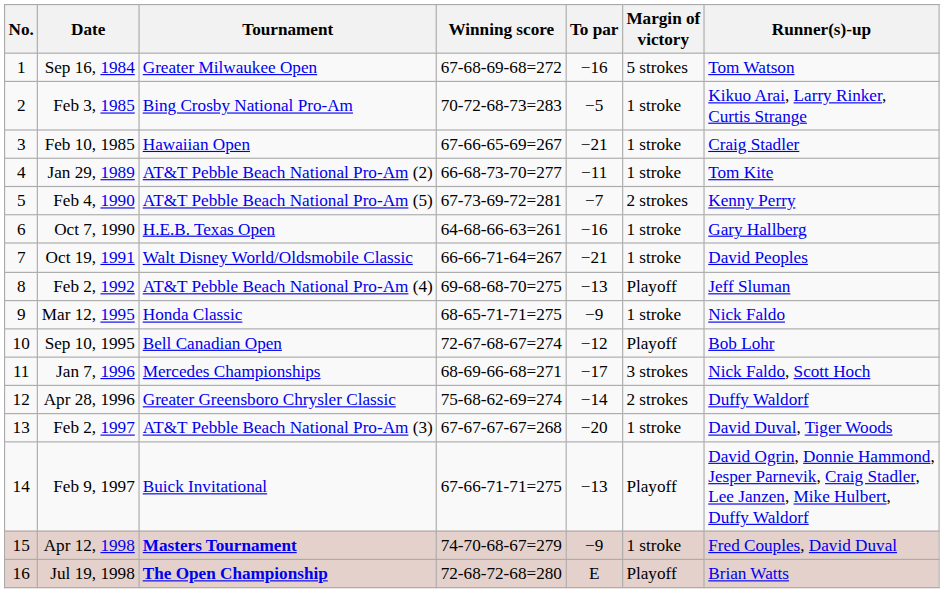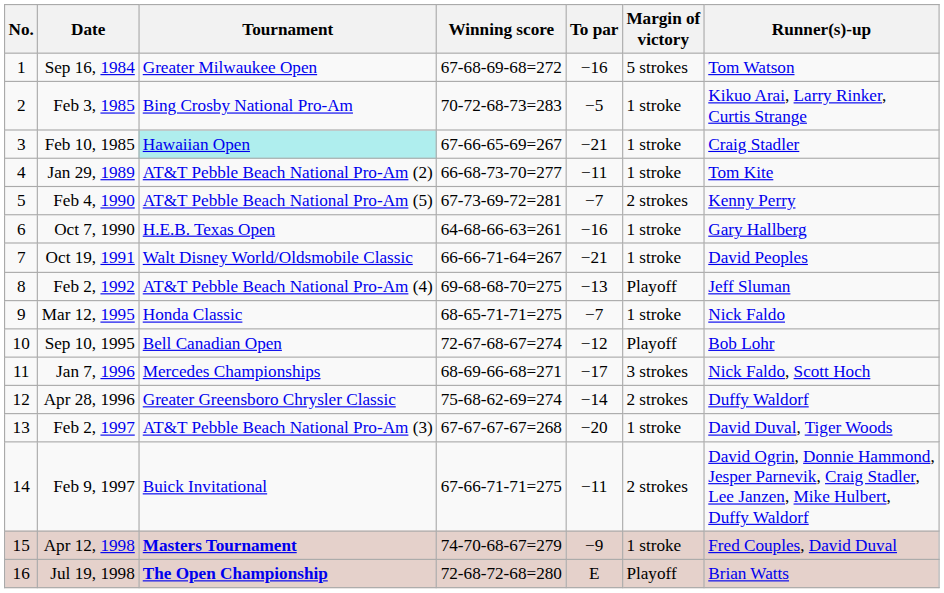(196, 144) no background -> (196, 144) paleturquoise background
(594, 314) −9 -> (594, 314) −7
(594, 486) −13 -> (594, 486) −11
(651, 486) Playoff -> (657, 486) 2 strokes
